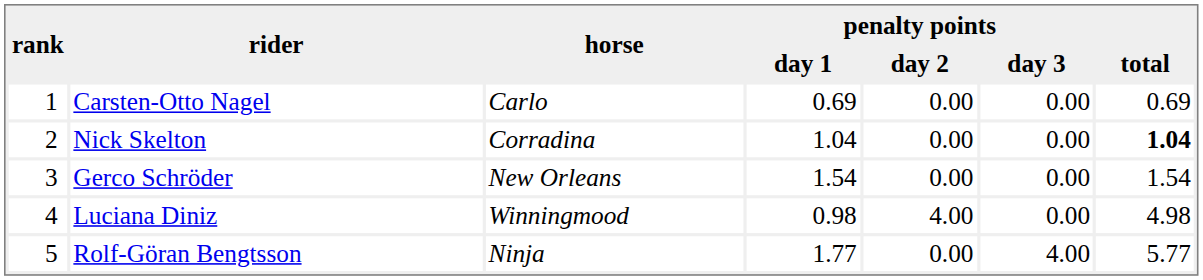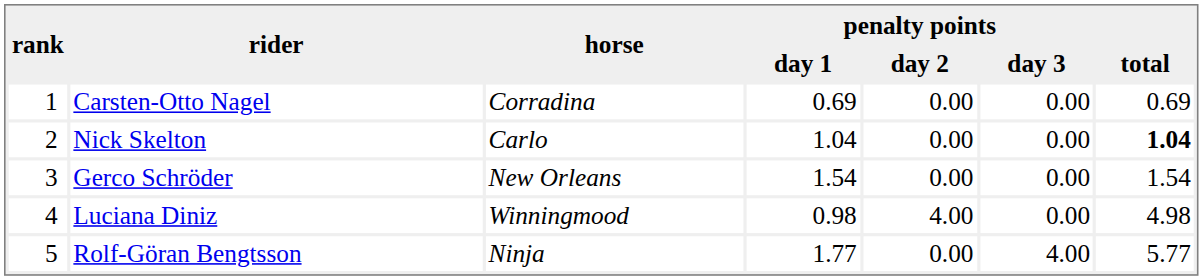(518, 101) Carlo -> (542, 101) Corradina
(542, 139) Corradina -> (518, 139) Carlo
